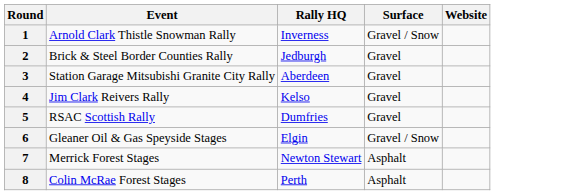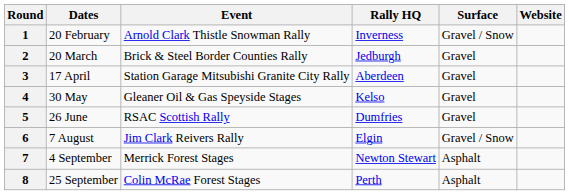+ column: (84, 14)
(109, 97) Jim Clark Reivers Rally -> (212, 97) Gleaner Oil & Gas Speyside Stages
(138, 138) Gleaner Oil & Gas Speyside Stages -> (184, 138) Jim Clark Reivers Rally
